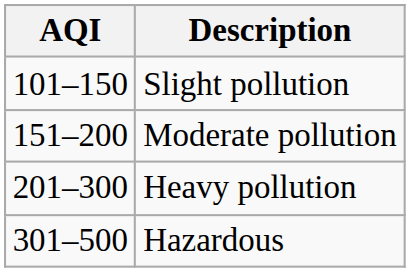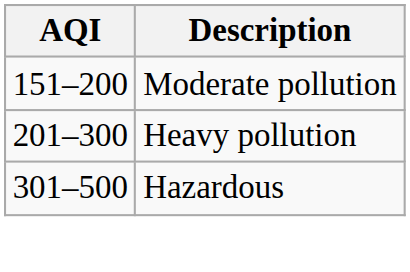- row: (246, 82)
